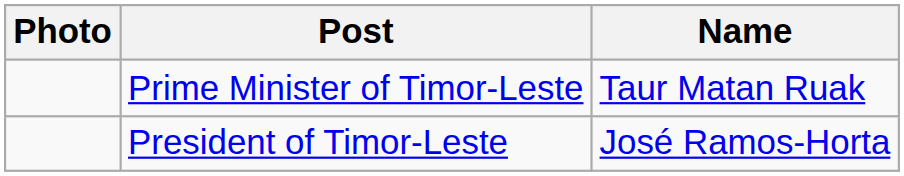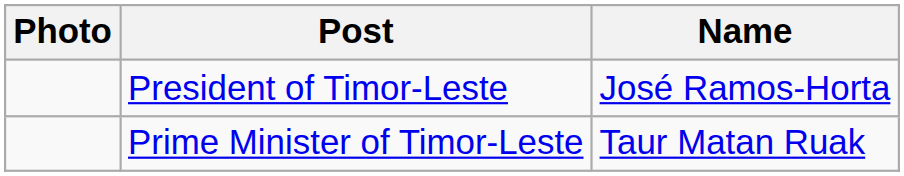rows swapped: (318, 142) <-> (356, 87)
